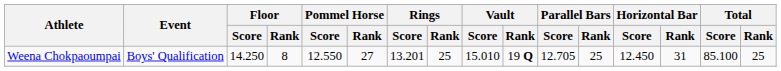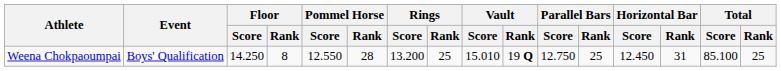(367, 56) 27 -> (367, 56) 28
(407, 56) 13.201 -> (407, 56) 13.200
(558, 56) 12.705 -> (558, 56) 12.750
